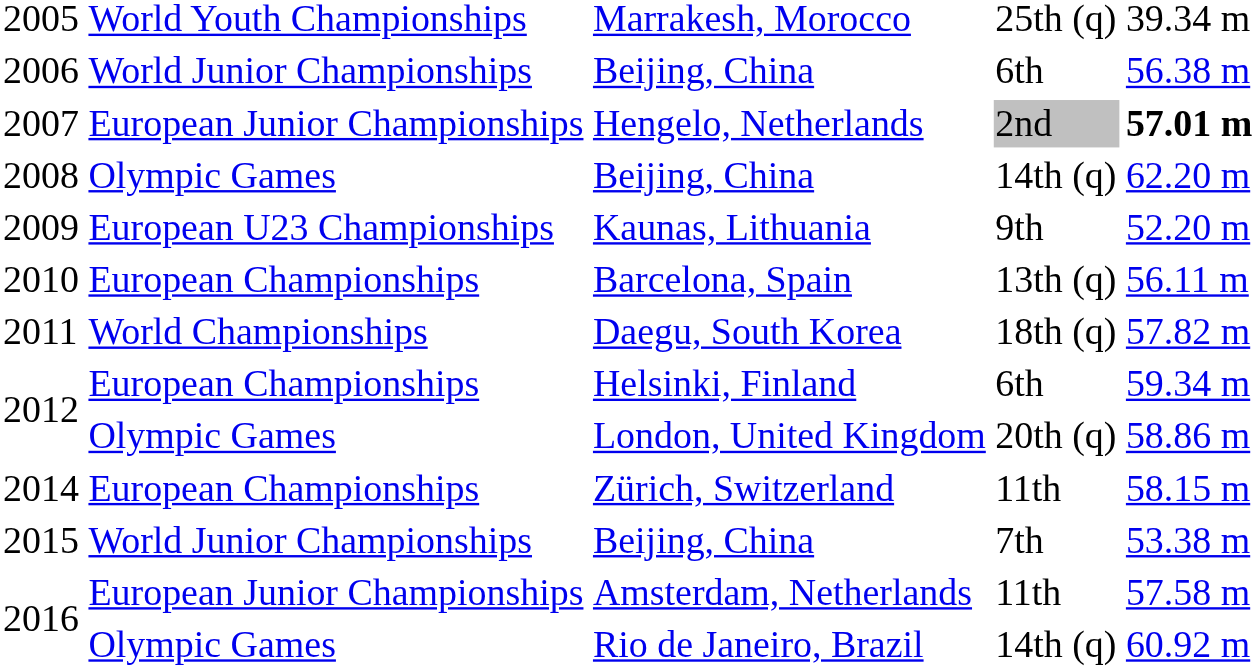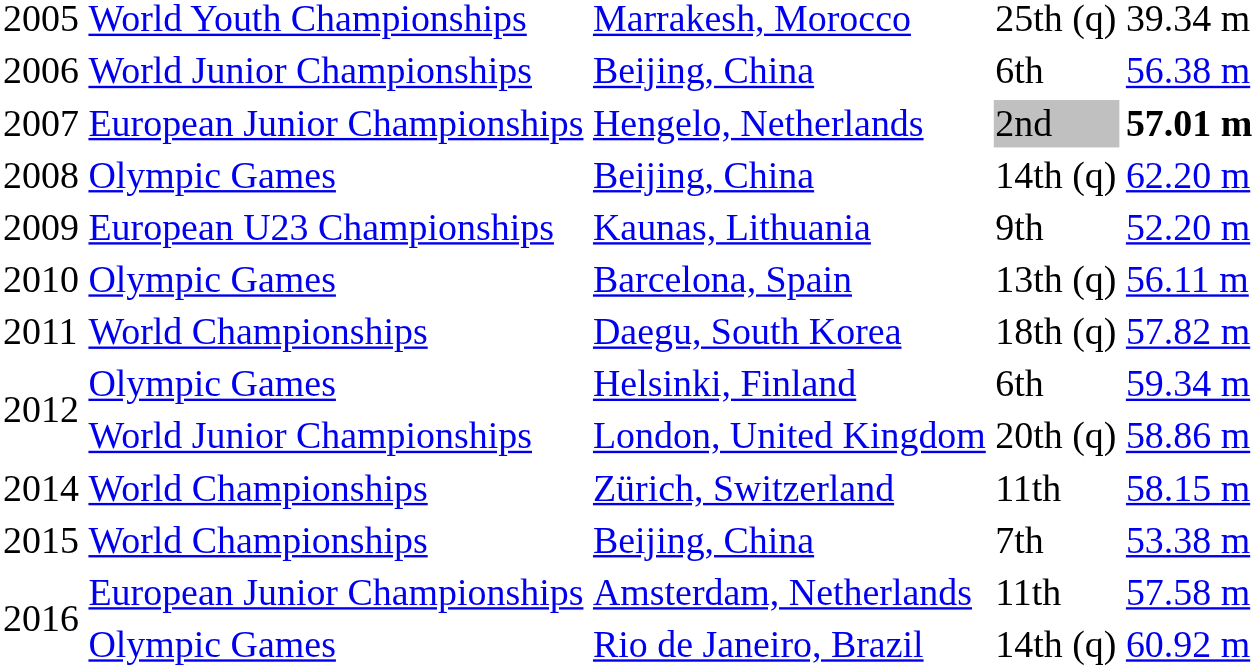(284, 279) European Championships -> (212, 279) Olympic Games
(284, 383) European Championships -> (212, 383) Olympic Games
(212, 435) Olympic Games -> (310, 435) World Junior Championships
(284, 488) European Championships -> (258, 488) World Championships
(310, 540) World Junior Championships -> (258, 540) World Championships
